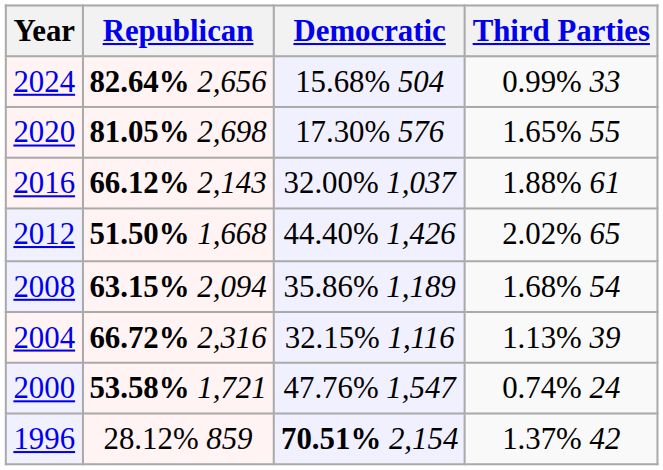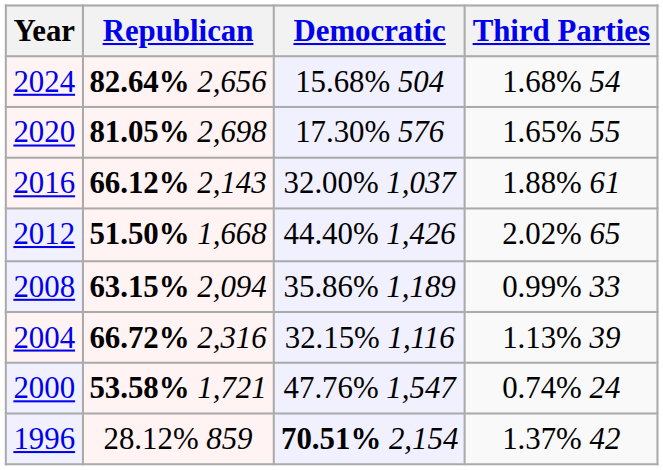(561, 81) 0.99% 33 -> (561, 81) 1.68% 54
(561, 285) 1.68% 54 -> (561, 285) 0.99% 33
